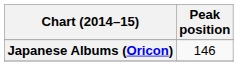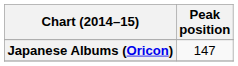(205, 50) 146 -> (205, 50) 147
